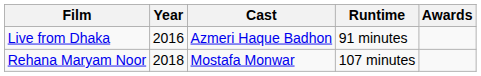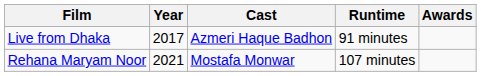(168, 37) 2016 -> (168, 37) 2017
(168, 60) 2018 -> (168, 60) 2021
